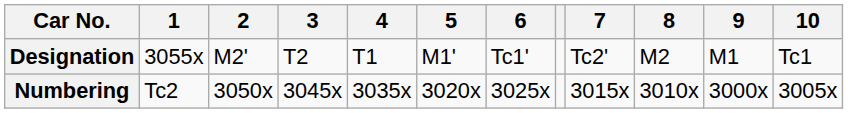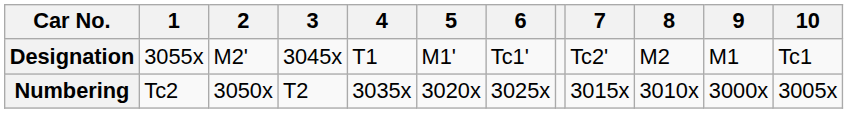(296, 56) T2 -> (313, 56) 3045x
(313, 90) 3045x -> (296, 90) T2
